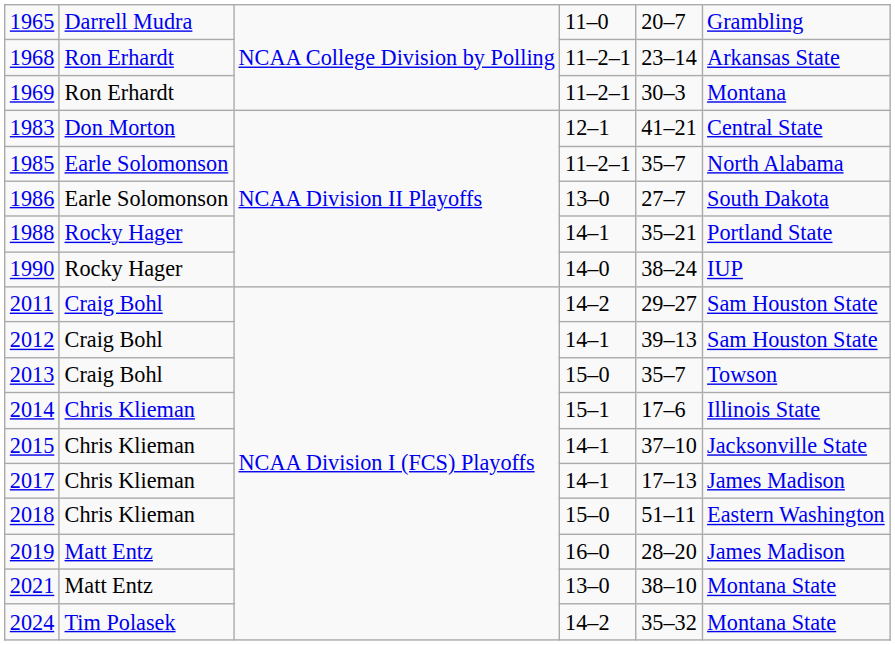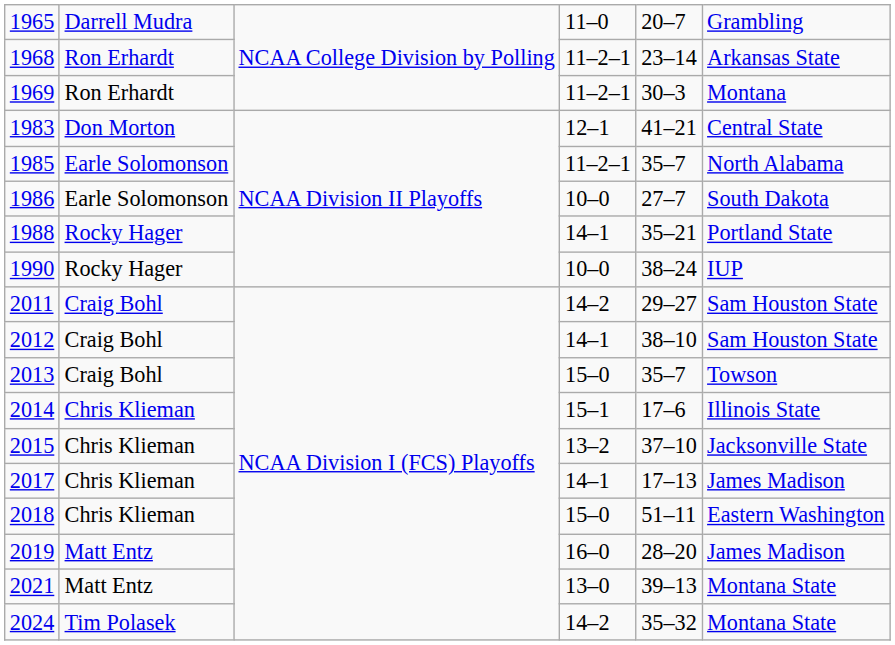(587, 198) 13–0 -> (587, 198) 10–0
(587, 269) 14–0 -> (587, 269) 10–0
(669, 339) 39–13 -> (669, 339) 38–10
(587, 445) 14–1 -> (587, 445) 13–2
(669, 586) 38–10 -> (669, 586) 39–13
